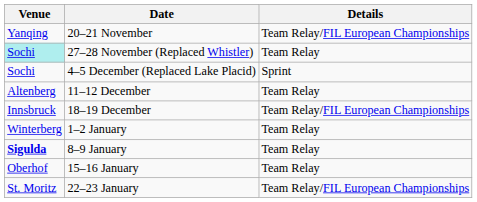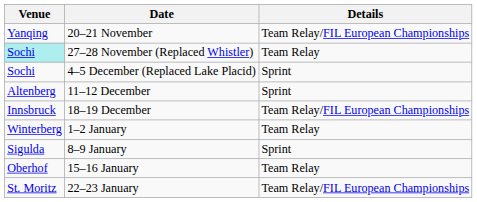(291, 91) Team Relay -> (276, 91) Sprint
(27, 149) bold -> (26, 149) normal
(291, 149) Team Relay -> (276, 149) Sprint
